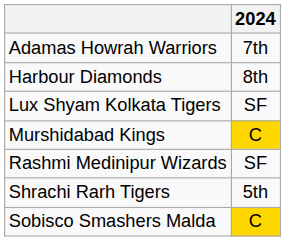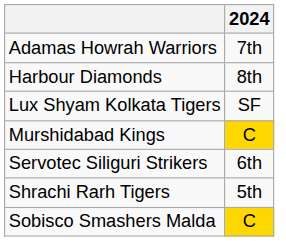- row: (118, 163)
+ row: (108, 163)
